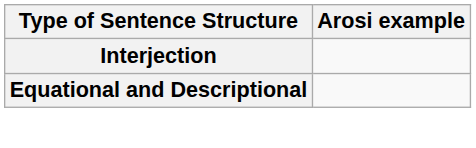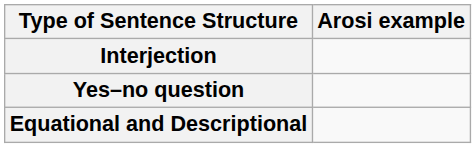+ row: (158, 90)
